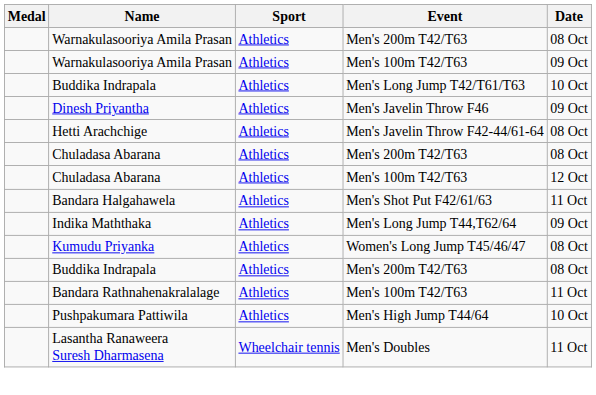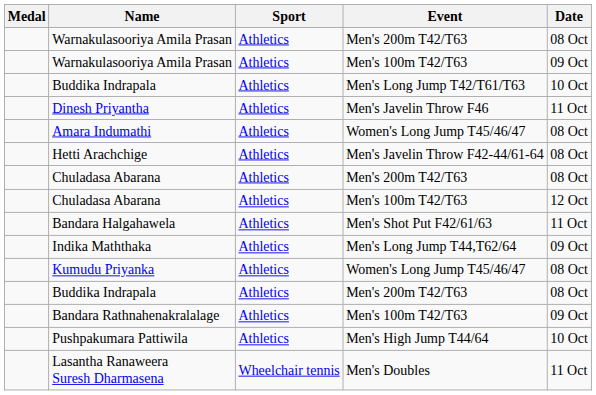(569, 108) 09 Oct -> (569, 108) 11 Oct
+ row: (102, 131)
(569, 292) 11 Oct -> (569, 315) 09 Oct
